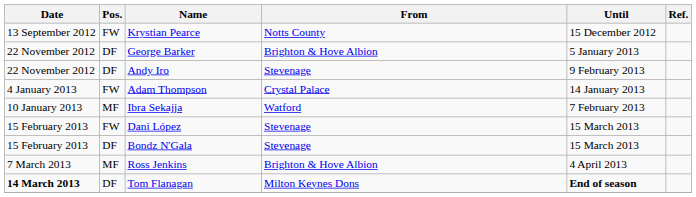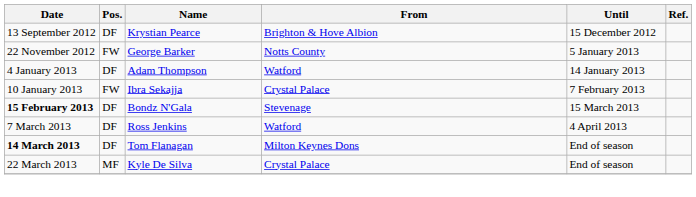(111, 32) FW -> (110, 32) DF
(295, 32) Notts County -> (321, 32) Brighton & Hove Albion
(110, 51) DF -> (111, 51) FW
(321, 51) Brighton & Hove Albion -> (295, 51) Notts County
- row: (148, 70)
(111, 89) FW -> (110, 70) DF
(297, 89) Crystal Palace -> (283, 70) Watford
(111, 108) MF -> (111, 89) FW
(283, 108) Watford -> (297, 89) Crystal Palace
- row: (154, 126)
(48, 145) normal -> (50, 108) bold
(111, 164) MF -> (110, 126) DF
(321, 164) Brighton & Hove Albion -> (283, 126) Watford
(603, 183) bold -> (601, 145) normal
+ row: (160, 164)
